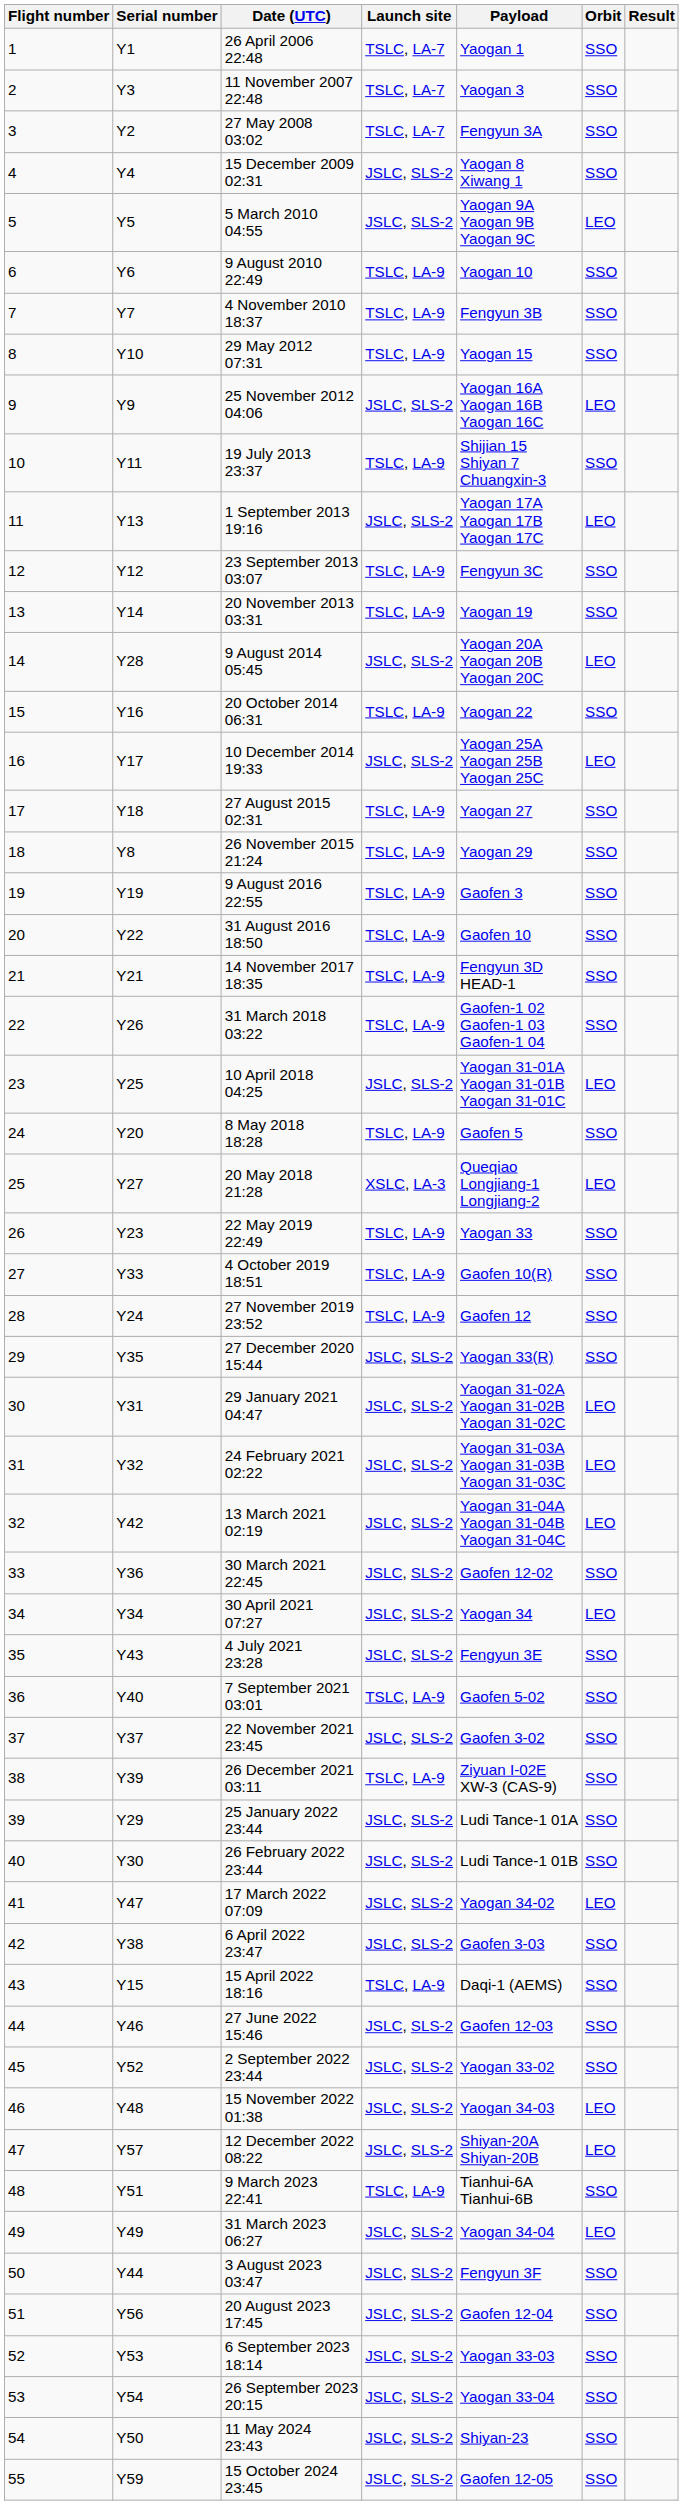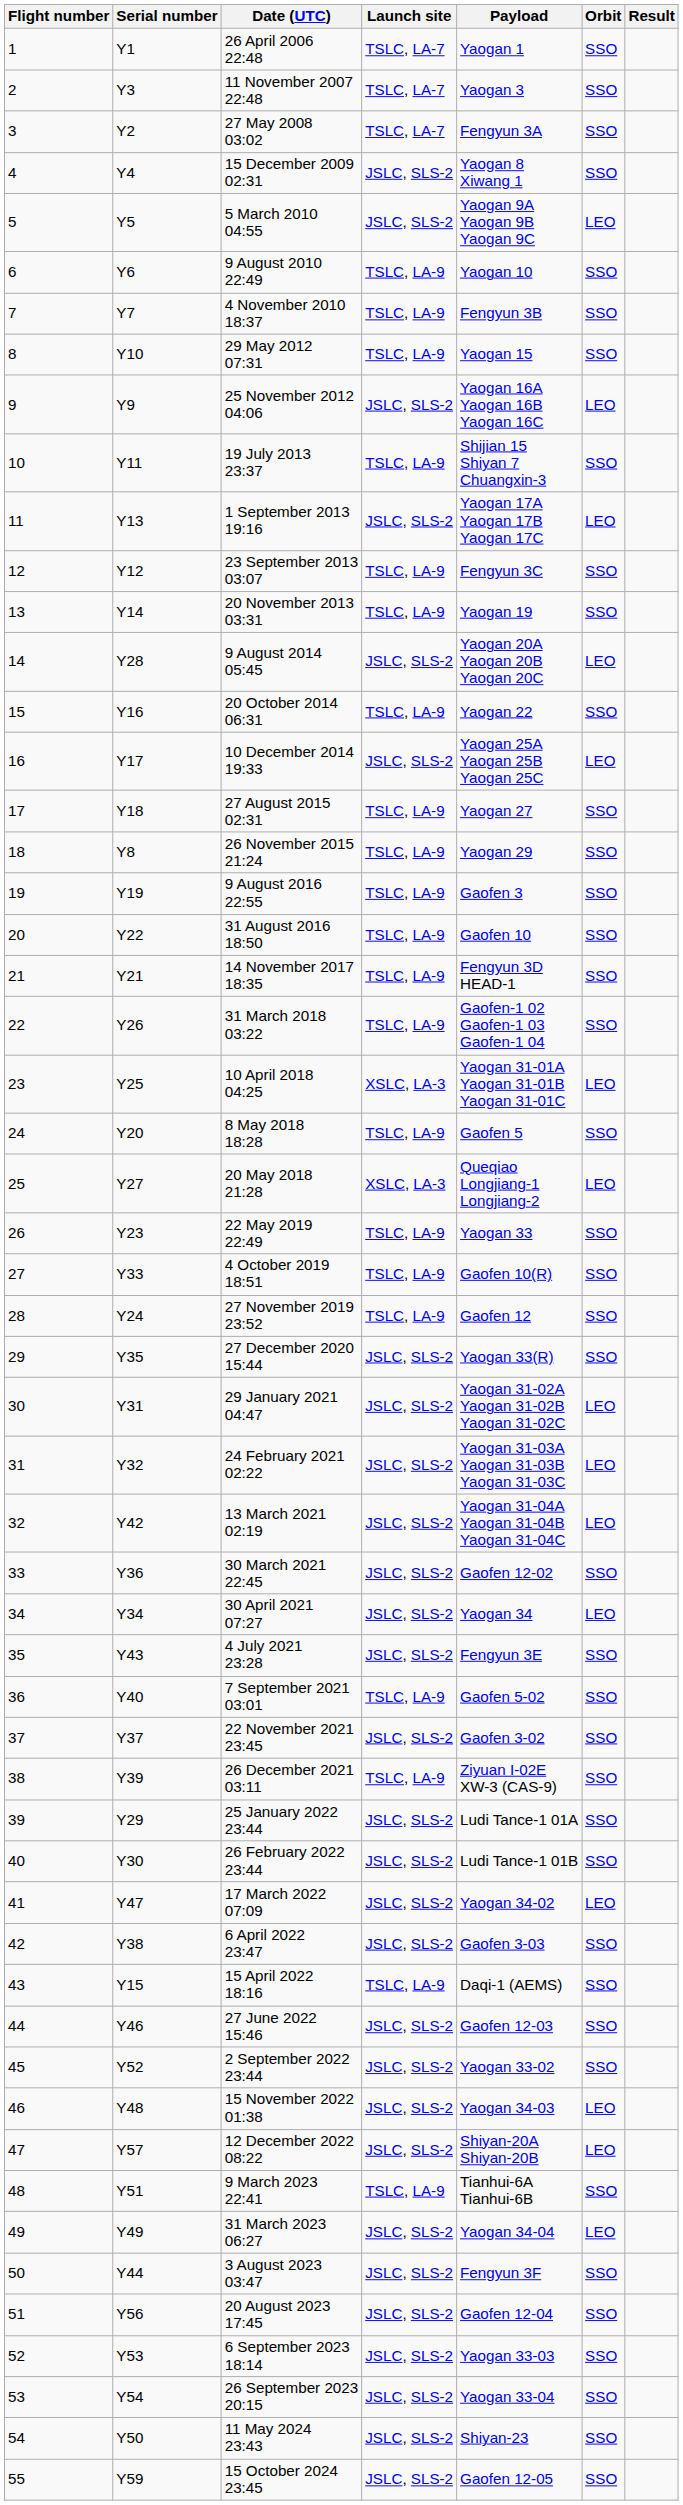(409, 1083) JSLC, SLS-2 -> (405, 1083) XSLC, LA-3
